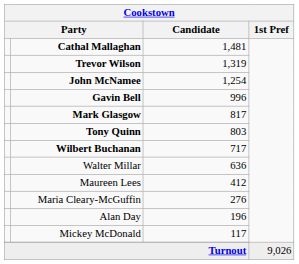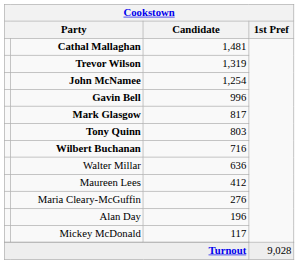(238, 149) 717 -> (238, 149) 716
(279, 251) 9,026 -> (279, 251) 9,028
